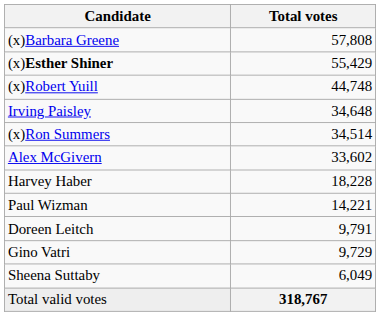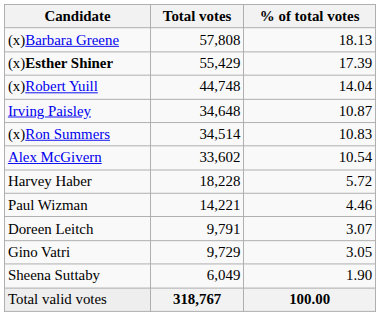+ column: (310, 16)
